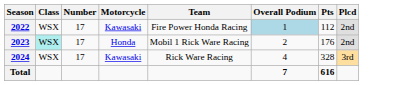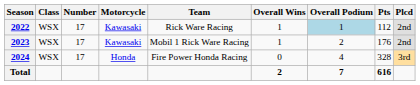+ column: (279, 11)
(199, 26) Fire Power Honda Racing -> (199, 26) Rick Ware Racing
(49, 42) paleturquoise background -> (49, 42) no background
(123, 42) Honda -> (123, 42) Kawasaki
(123, 57) Kawasaki -> (123, 57) Honda
(199, 57) Rick Ware Racing -> (199, 57) Fire Power Honda Racing
